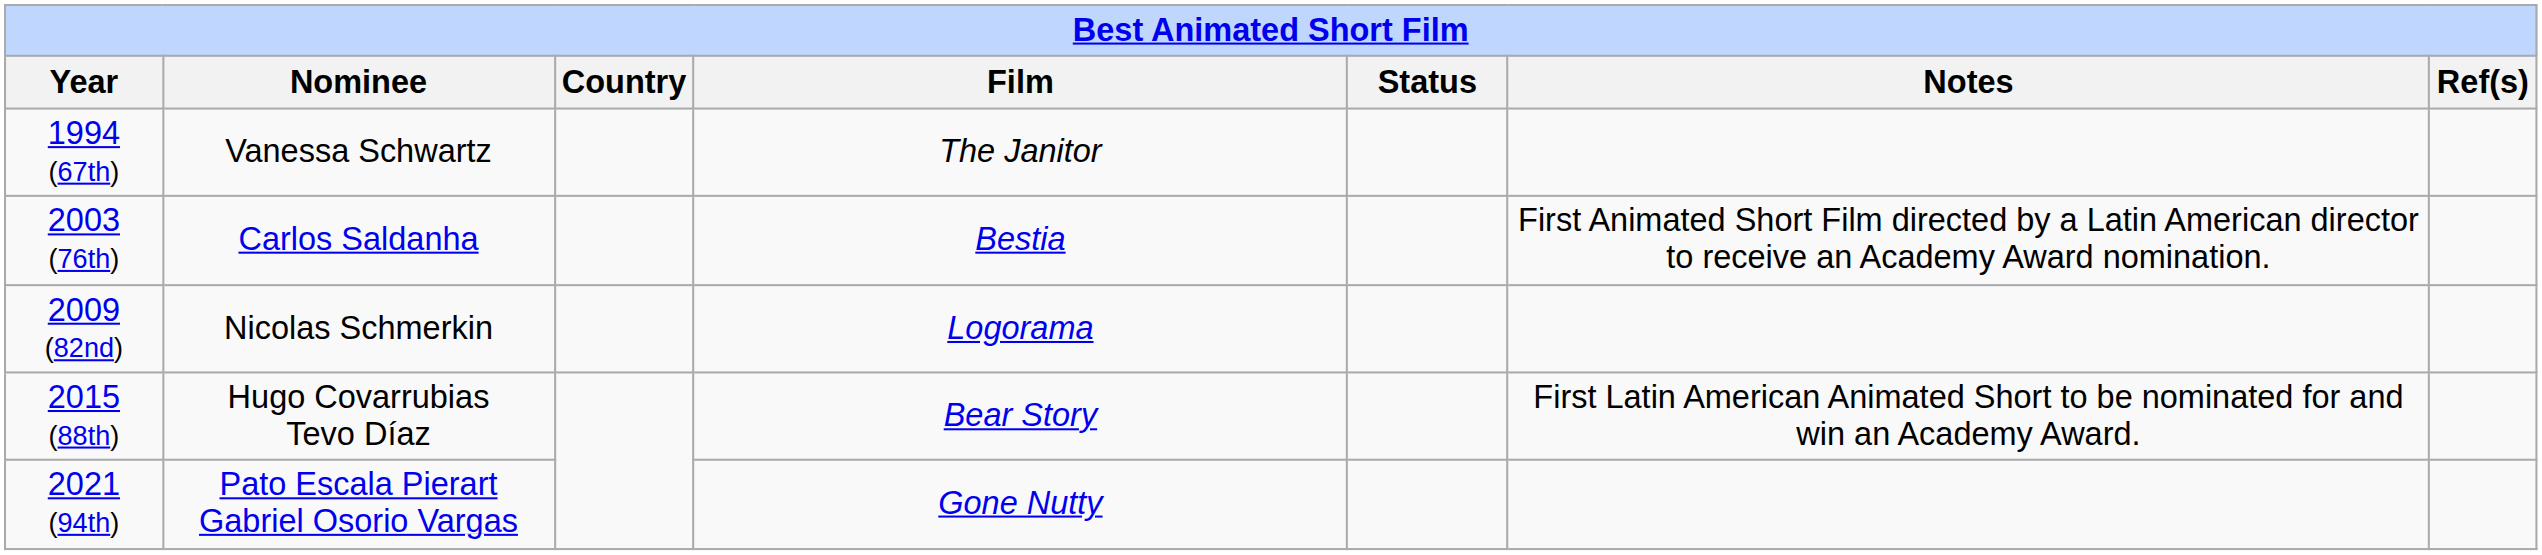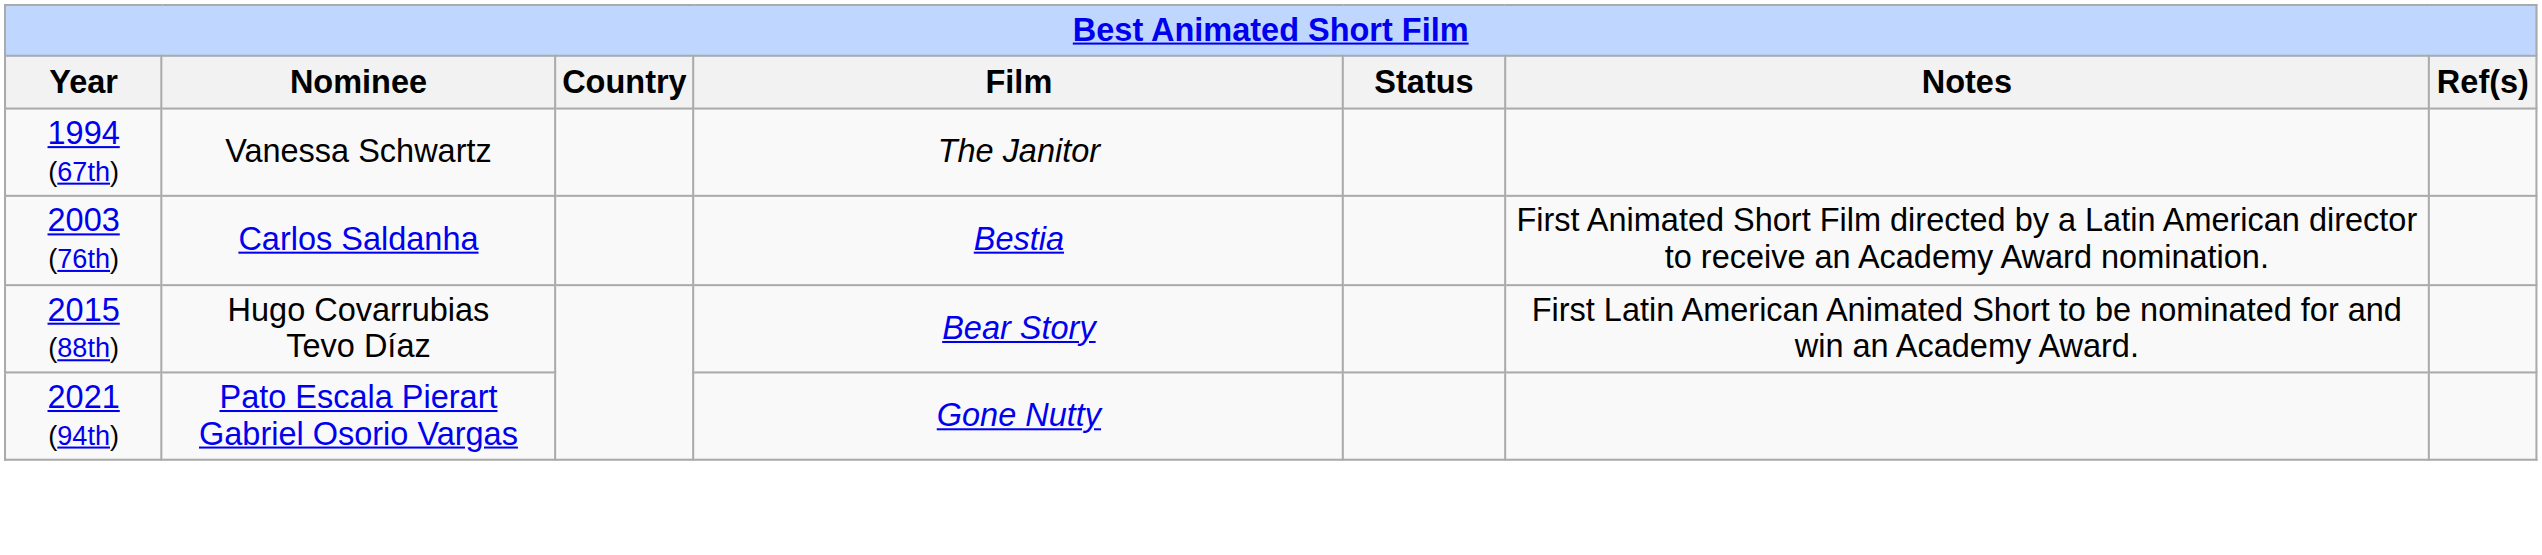- row: (84, 327)
